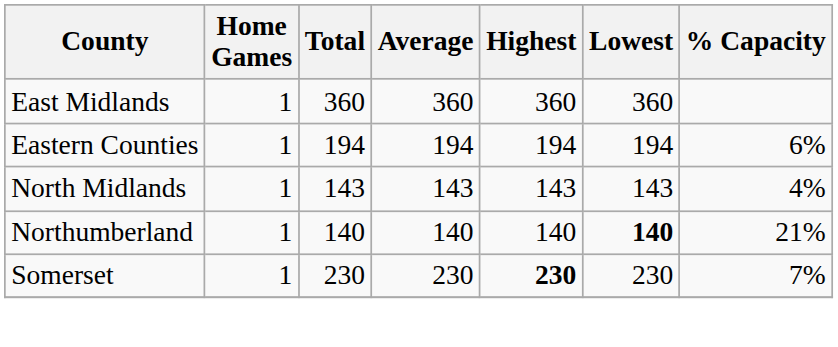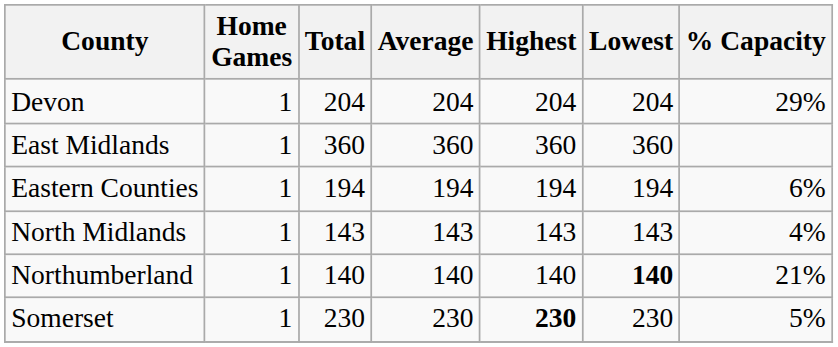+ row: (48, 100)
(807, 275) 7% -> (807, 319) 5%
